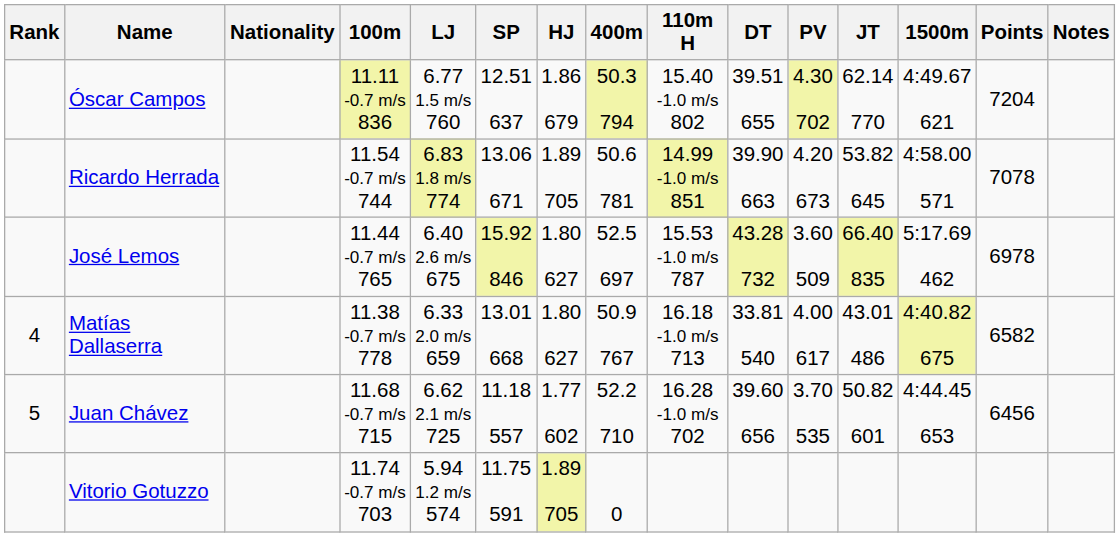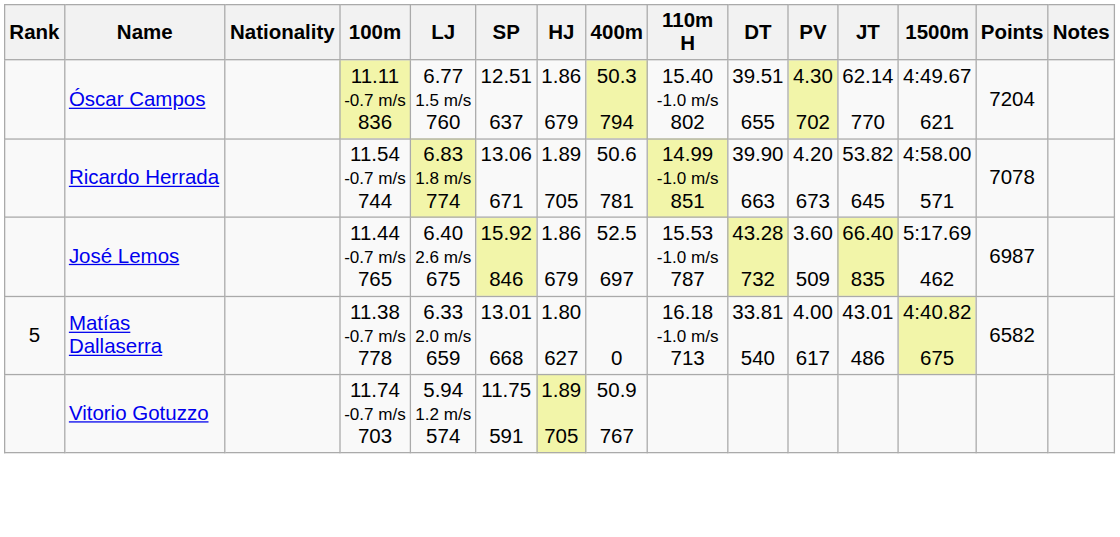(561, 256) 1.80 627 -> (561, 256) 1.86 679
(1012, 256) 6978 -> (1012, 256) 6987
(34, 334) 4 -> (34, 334) 5
(617, 334) 50.9 767 -> (617, 358) 0
- row: (129, 413)
(617, 515) 0 -> (617, 413) 50.9 767
